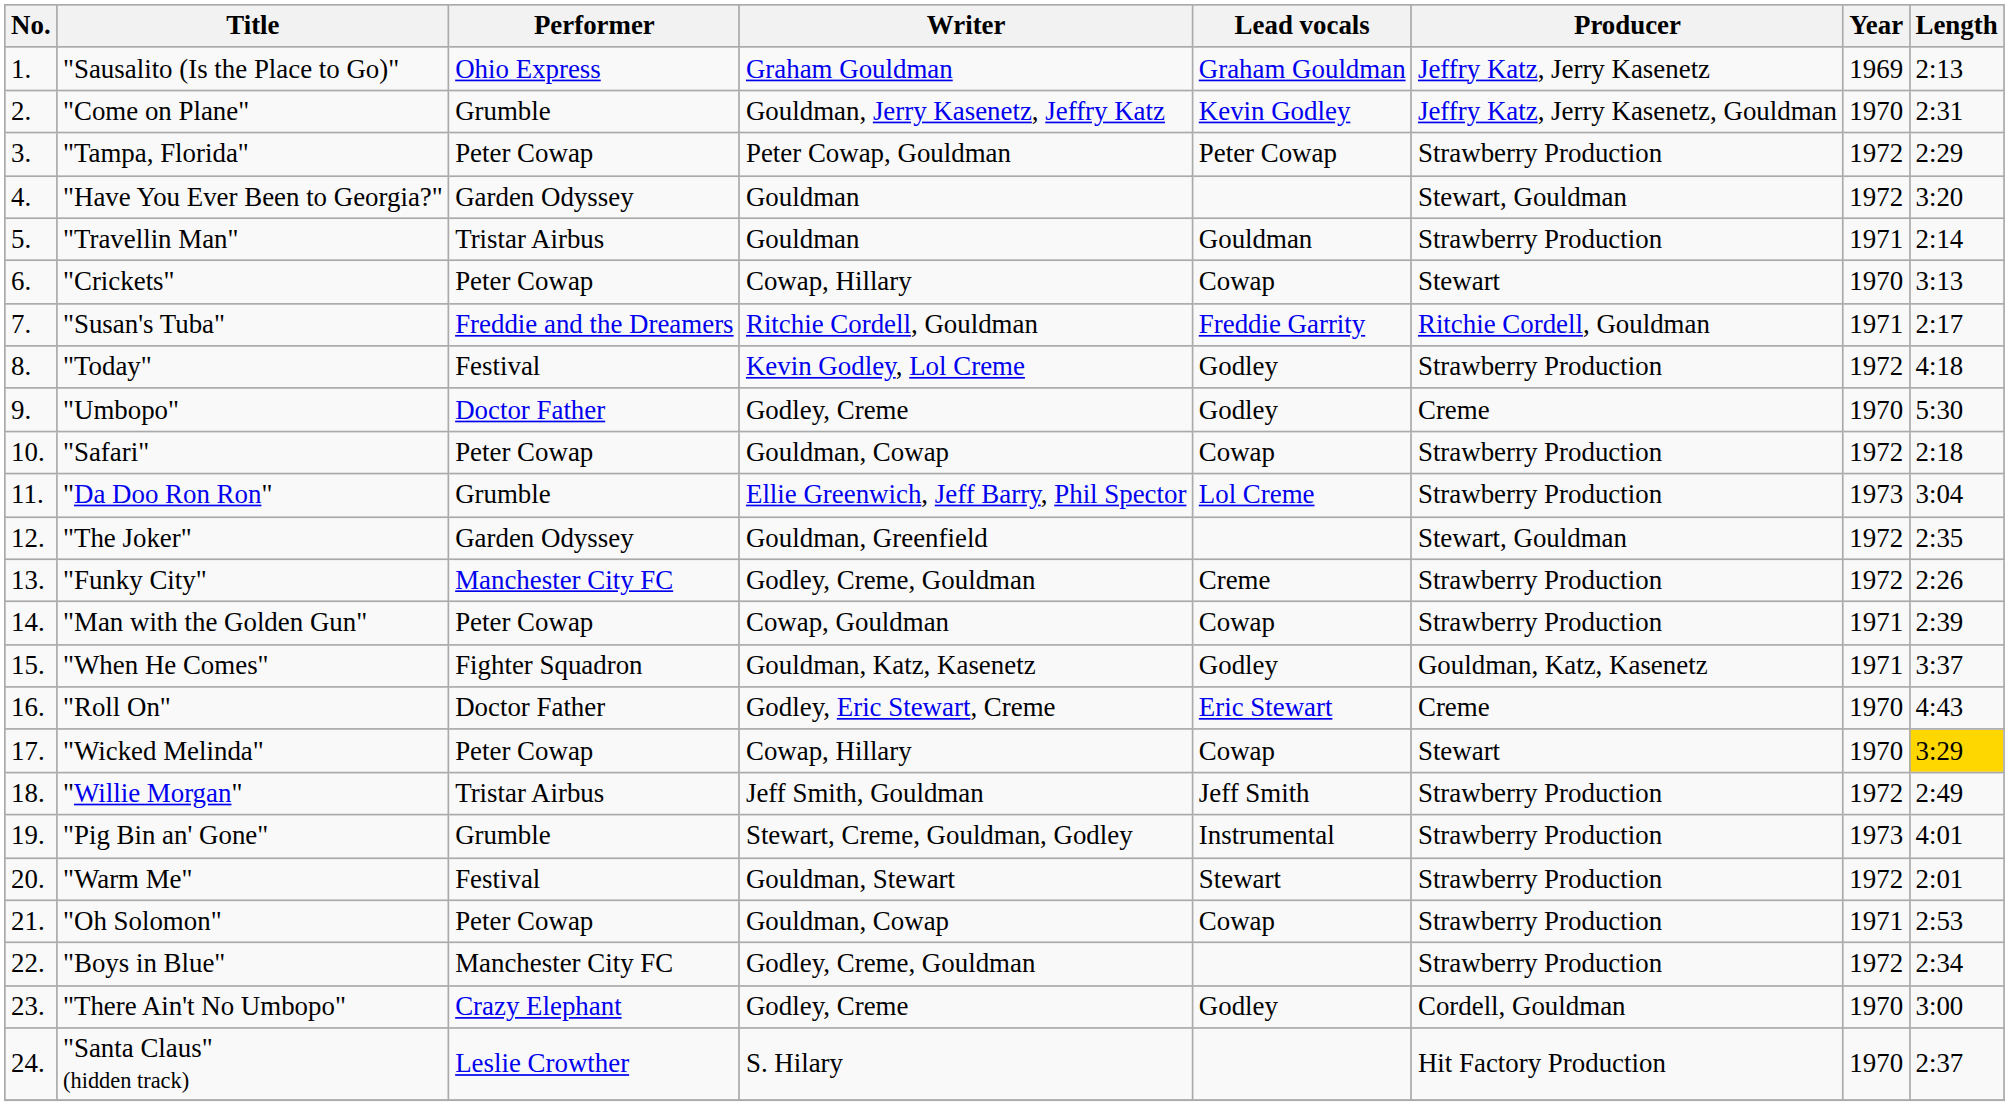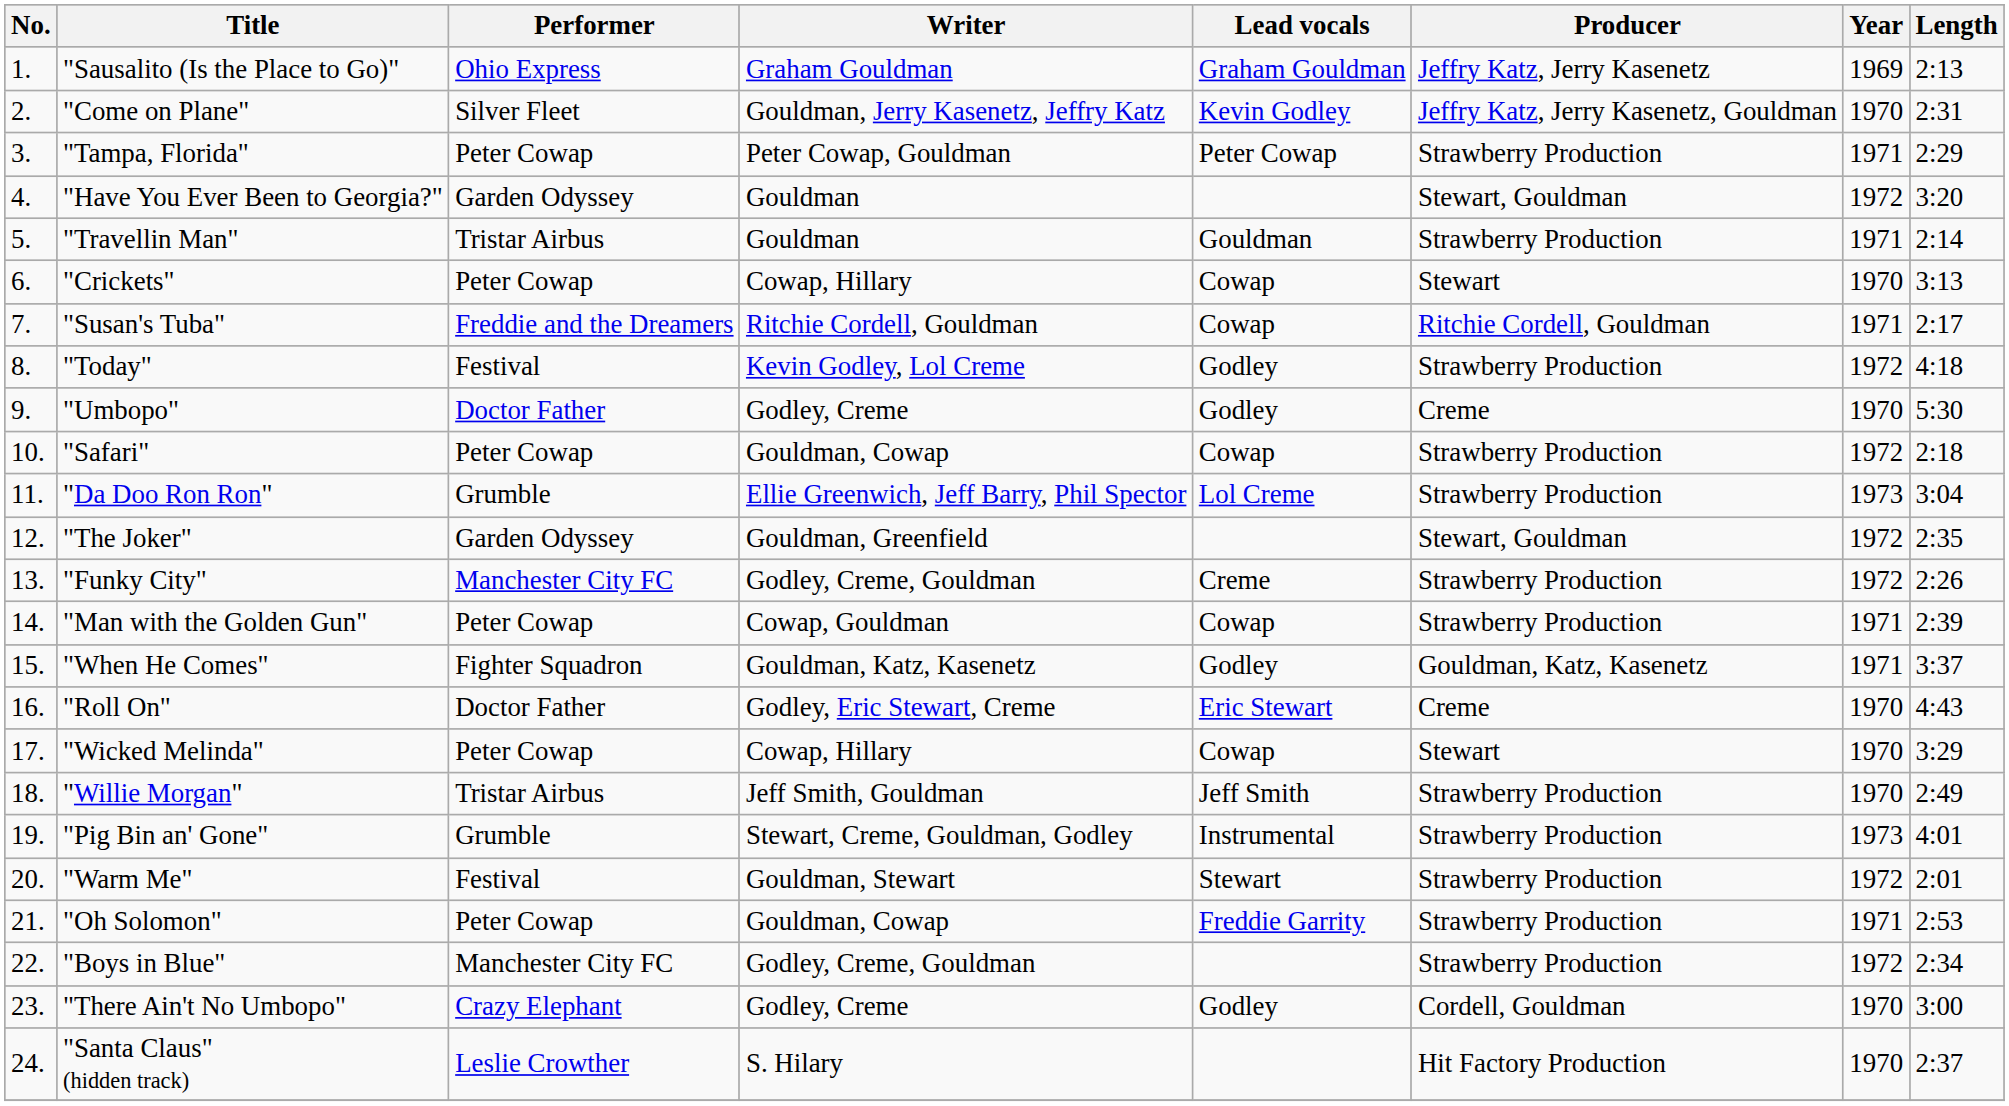(503, 111) Grumble -> (518, 111) Silver Fleet
(1876, 153) 1972 -> (1876, 153) 1971
(1282, 324) Freddie Garrity -> (1237, 324) Cowap
(1939, 750) gold background -> (1939, 750) no background
(1876, 793) 1972 -> (1876, 793) 1970
(1237, 921) Cowap -> (1282, 921) Freddie Garrity
